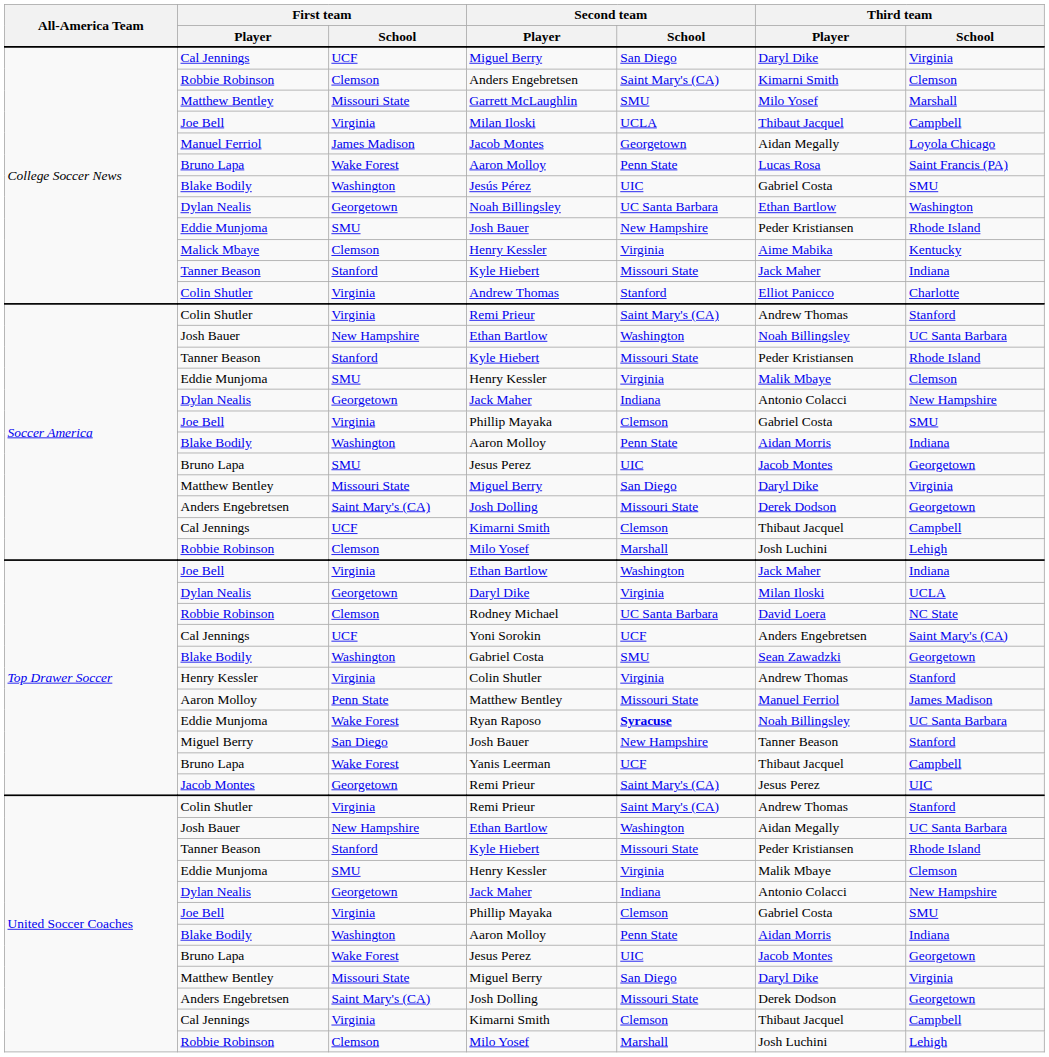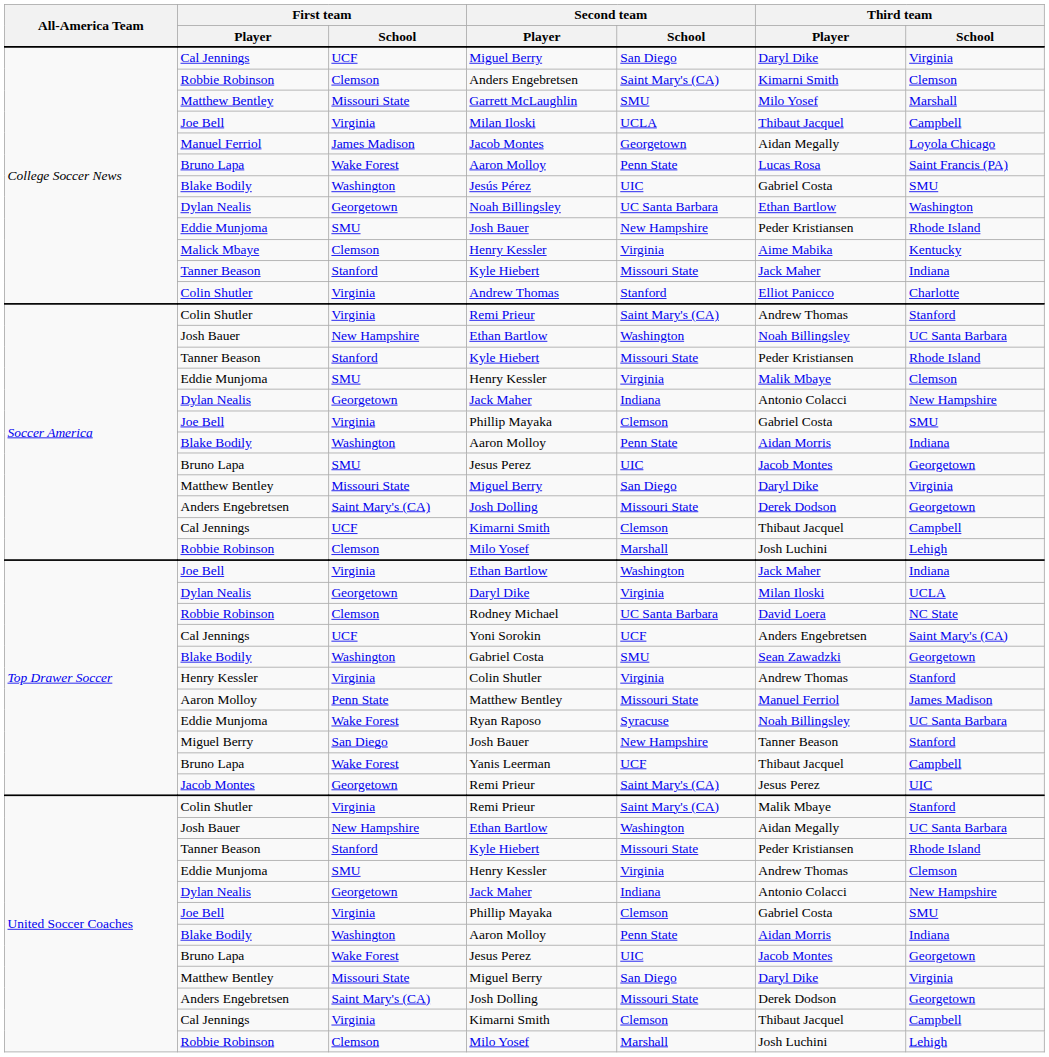(646, 720) bold -> (645, 720) normal
(803, 806) Andrew Thomas -> (795, 806) Malik Mbaye
(795, 870) Malik Mbaye -> (803, 870) Andrew Thomas
